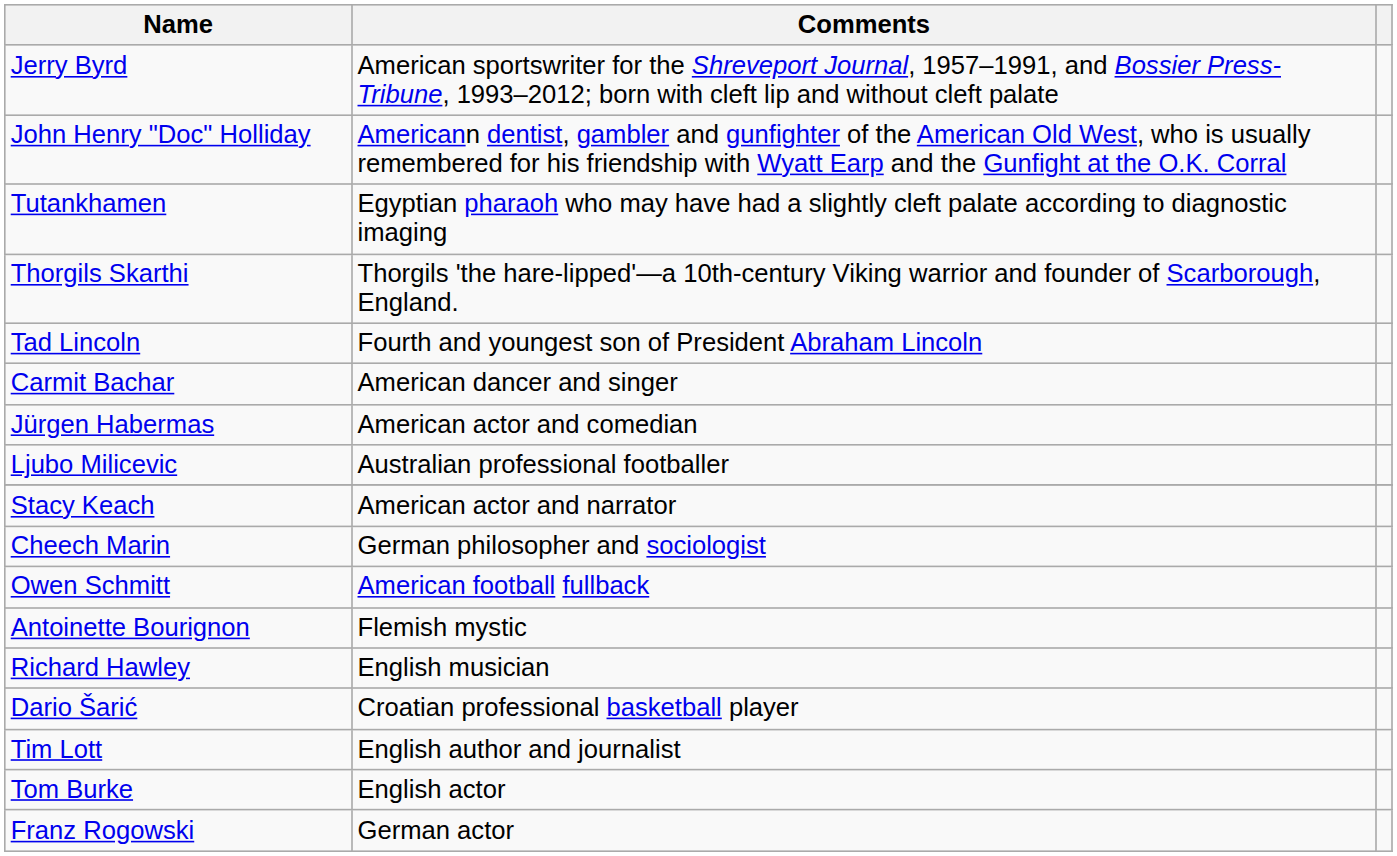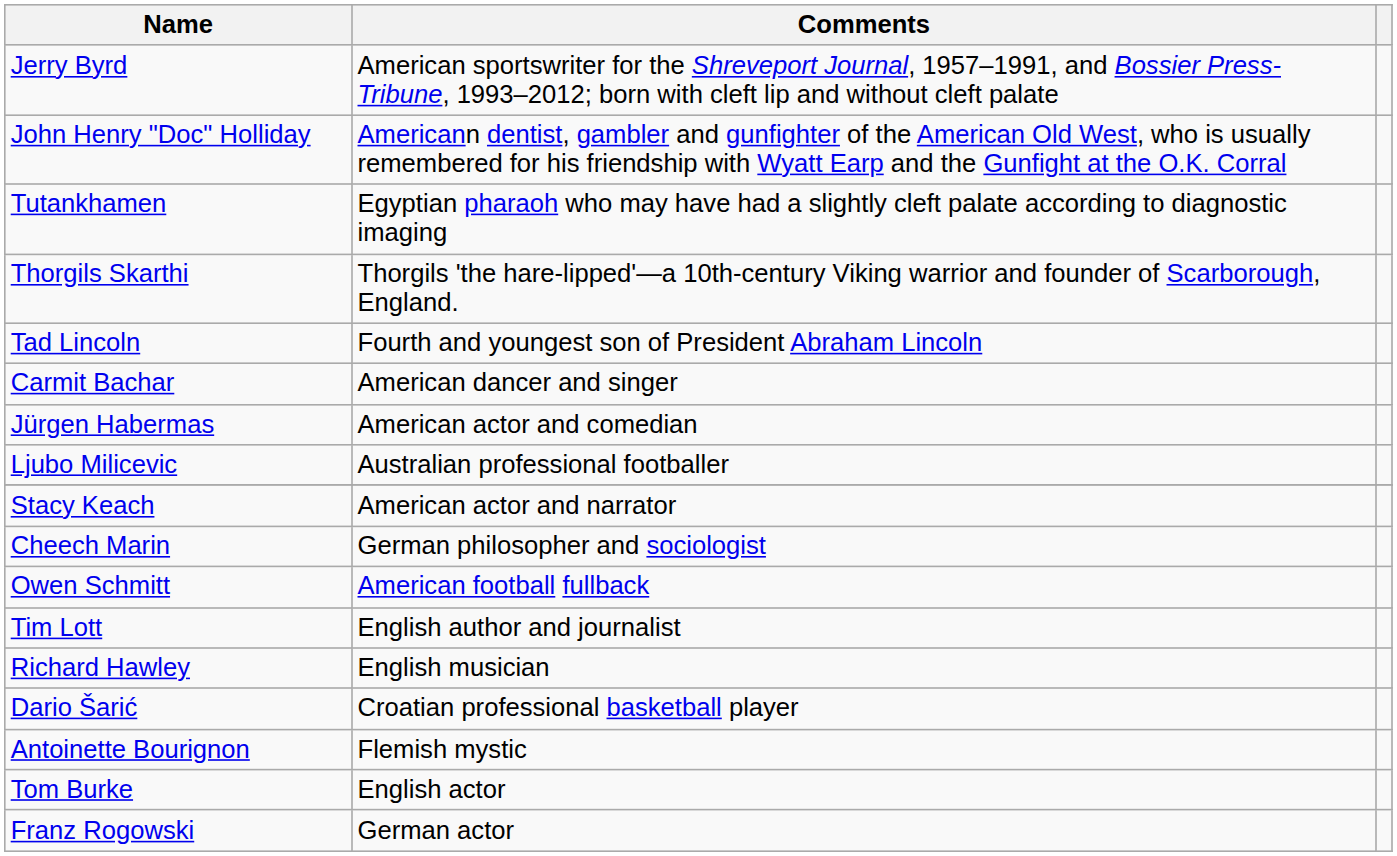rows swapped: (56, 749) <-> (130, 627)
